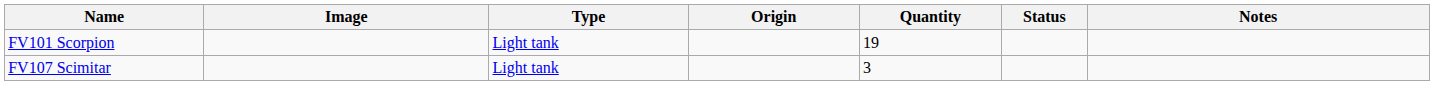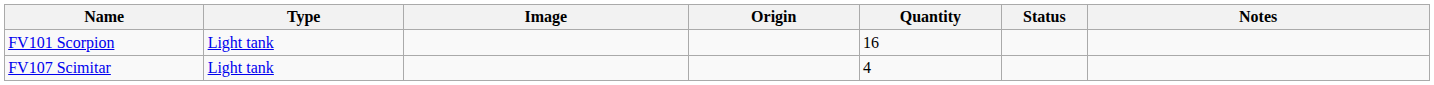columns swapped: (346, 17) <-> (589, 17)
(871, 42) 19 -> (871, 42) 16
(867, 67) 3 -> (867, 67) 4
